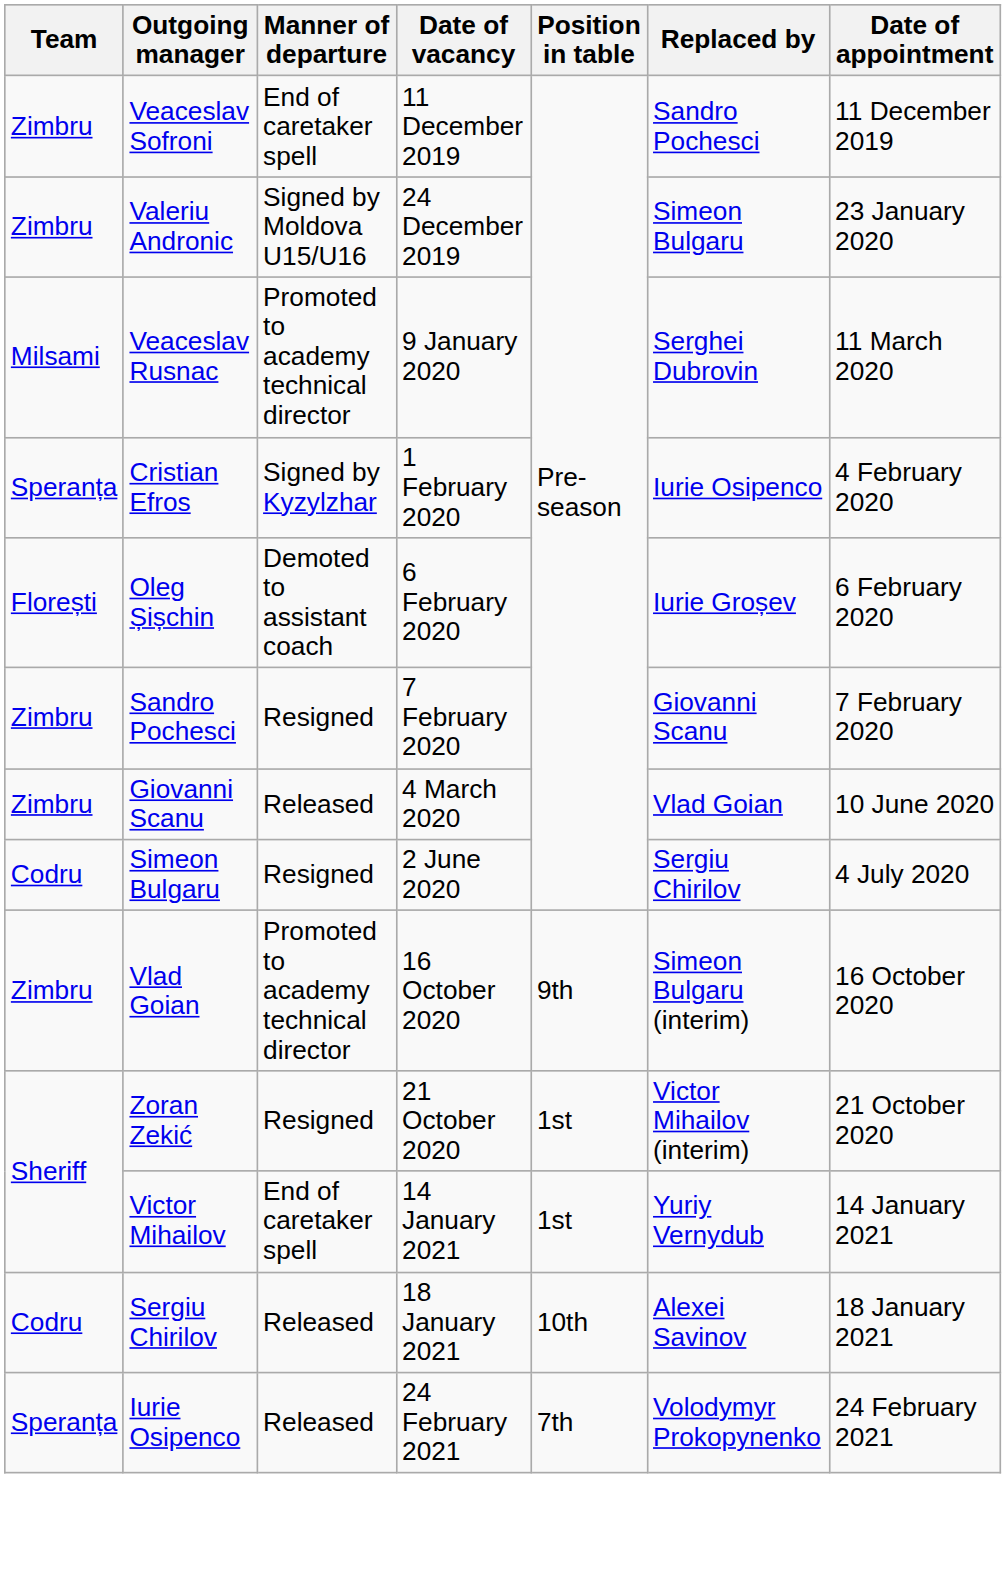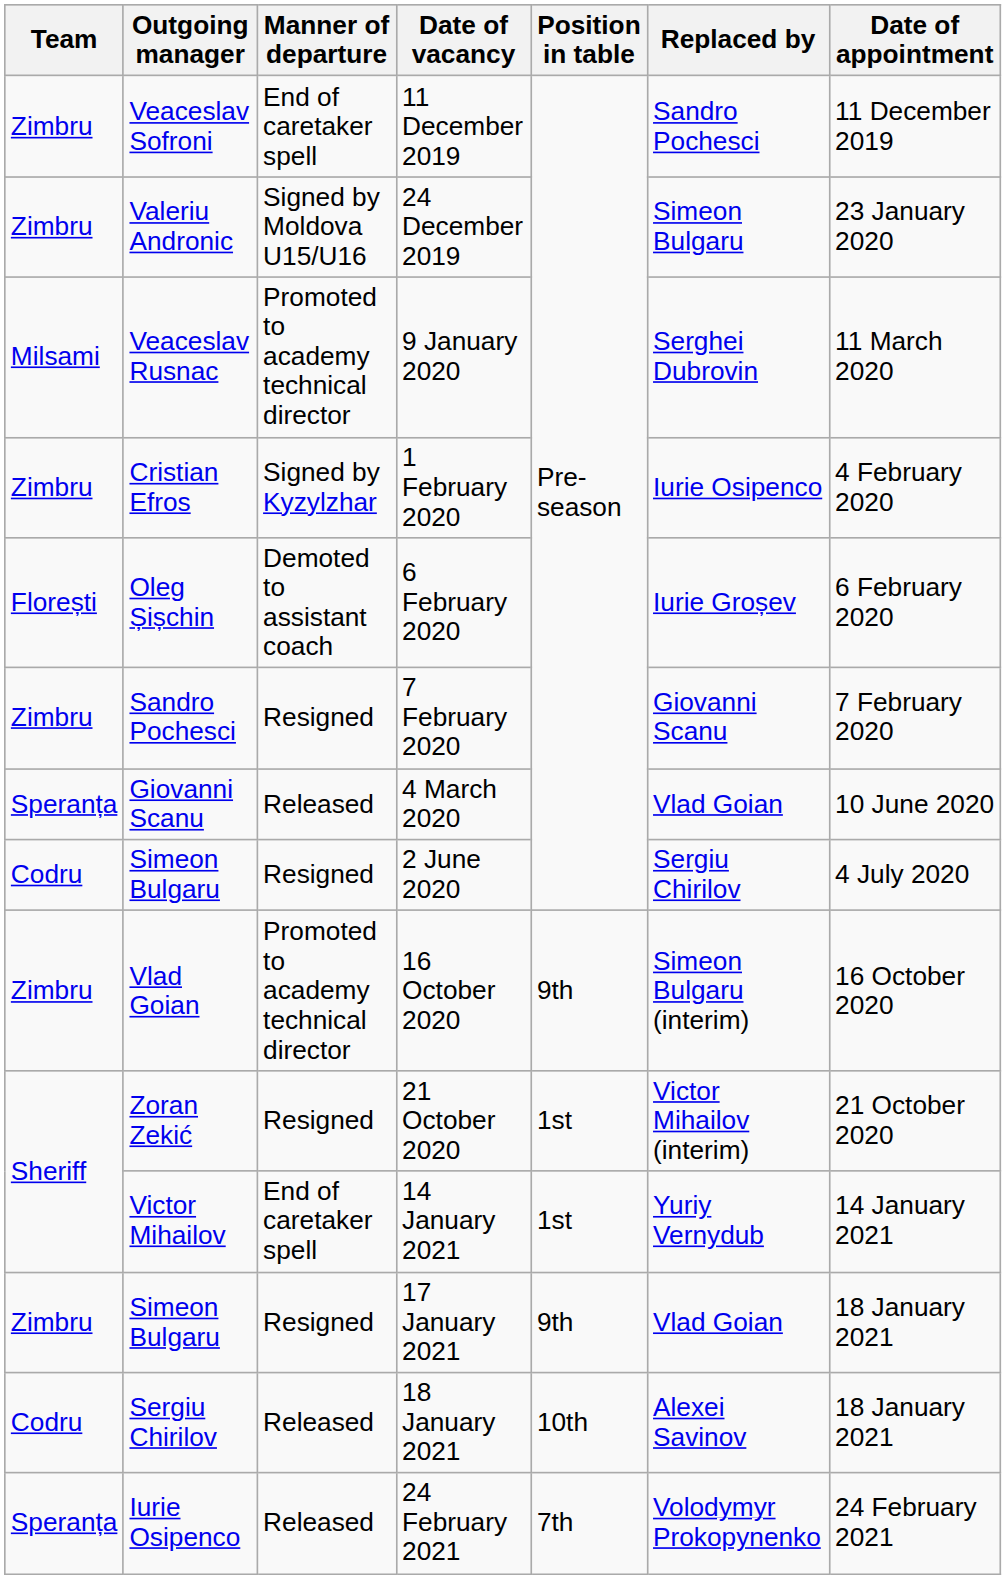(64, 486) Speranța -> (52, 486) Zimbru
(52, 803) Zimbru -> (64, 803) Speranța
+ row: (449, 1321)
